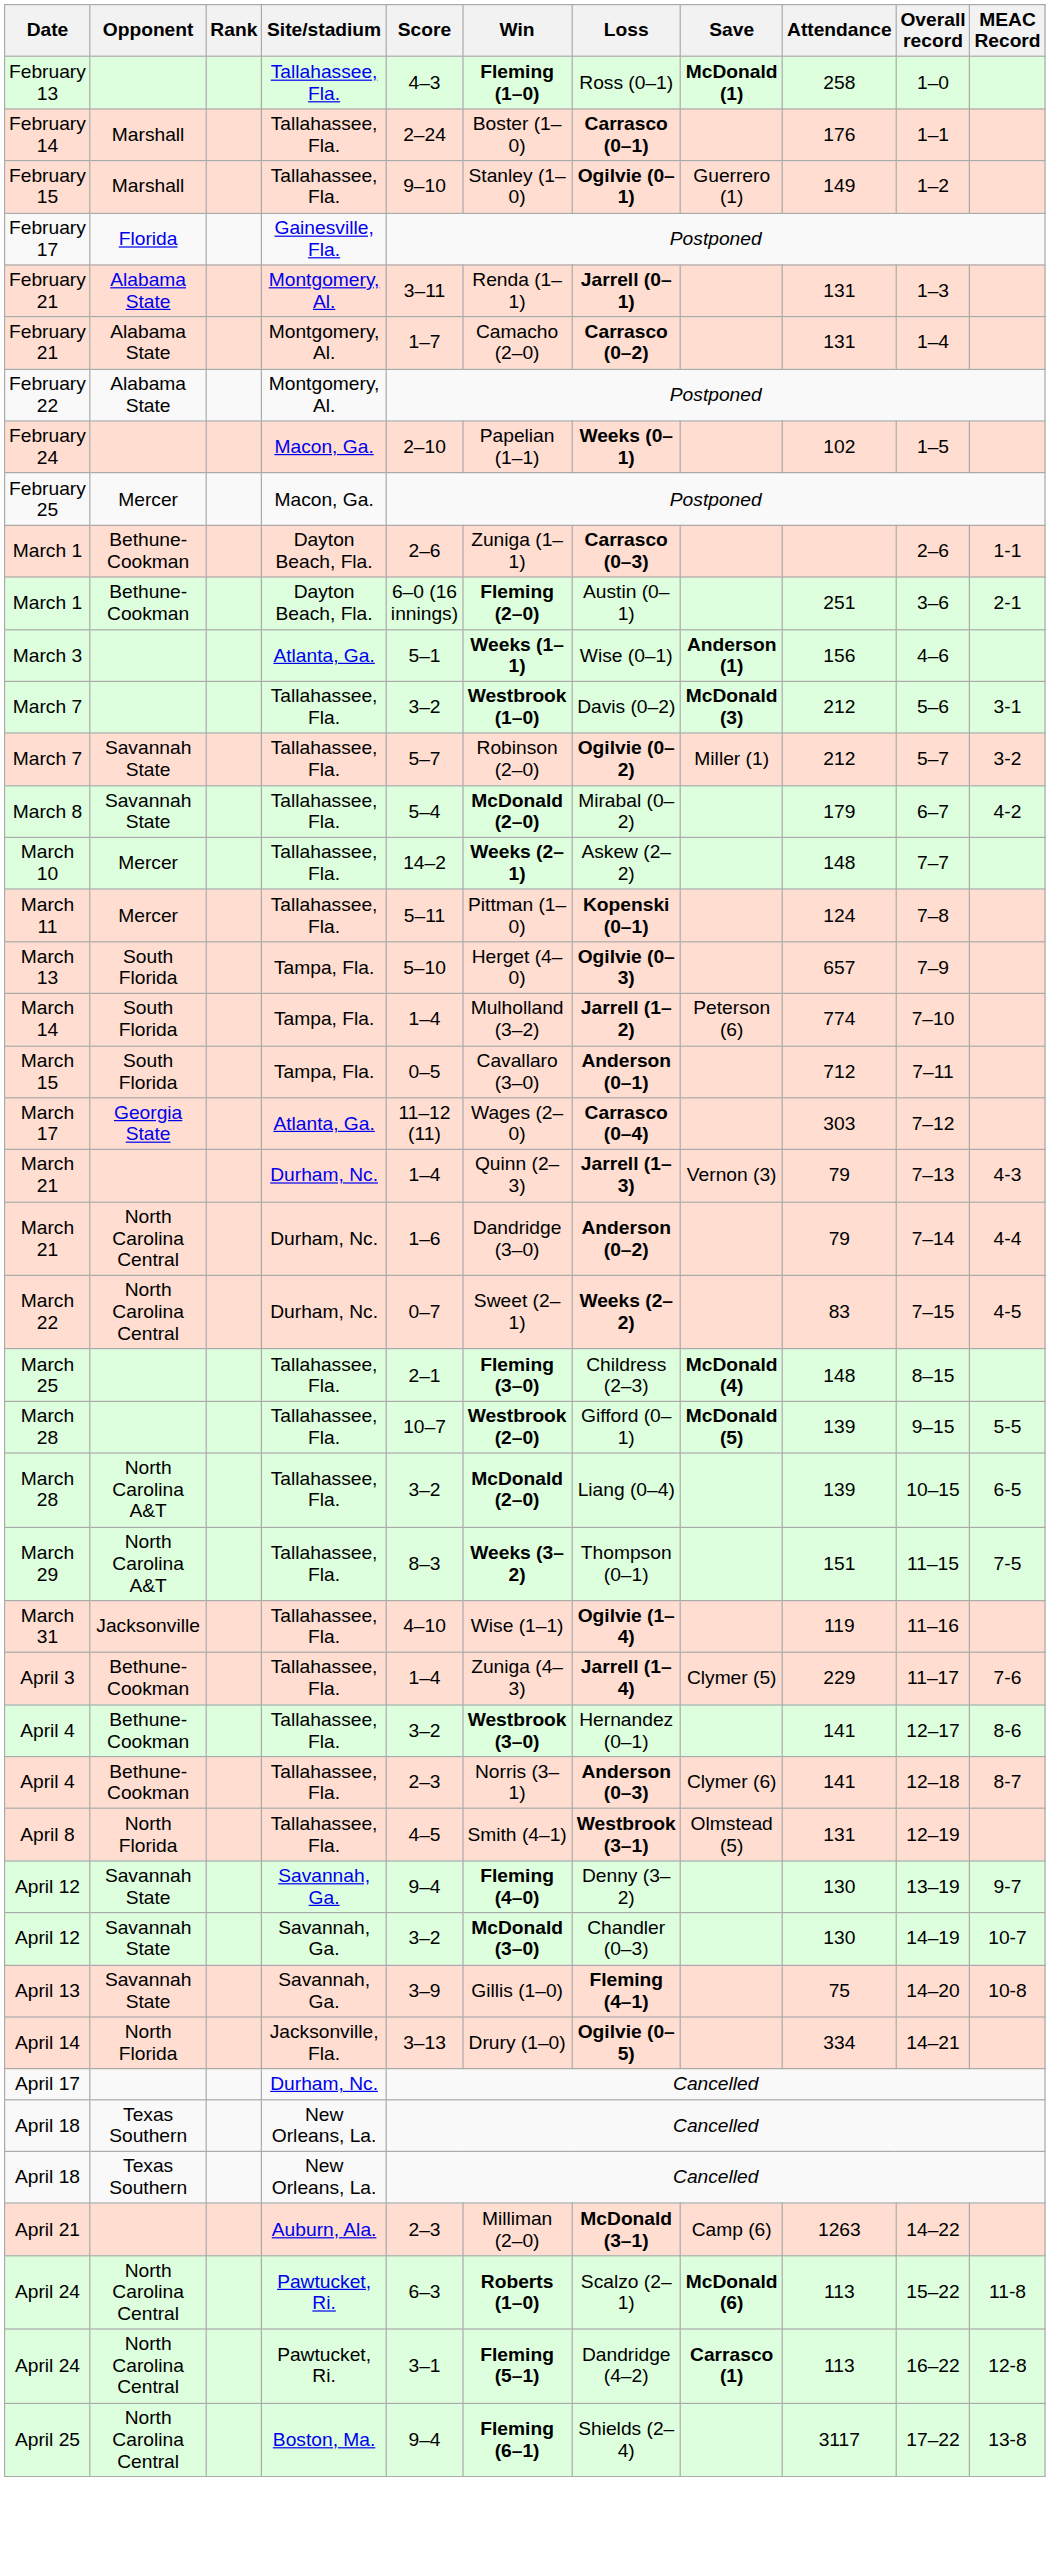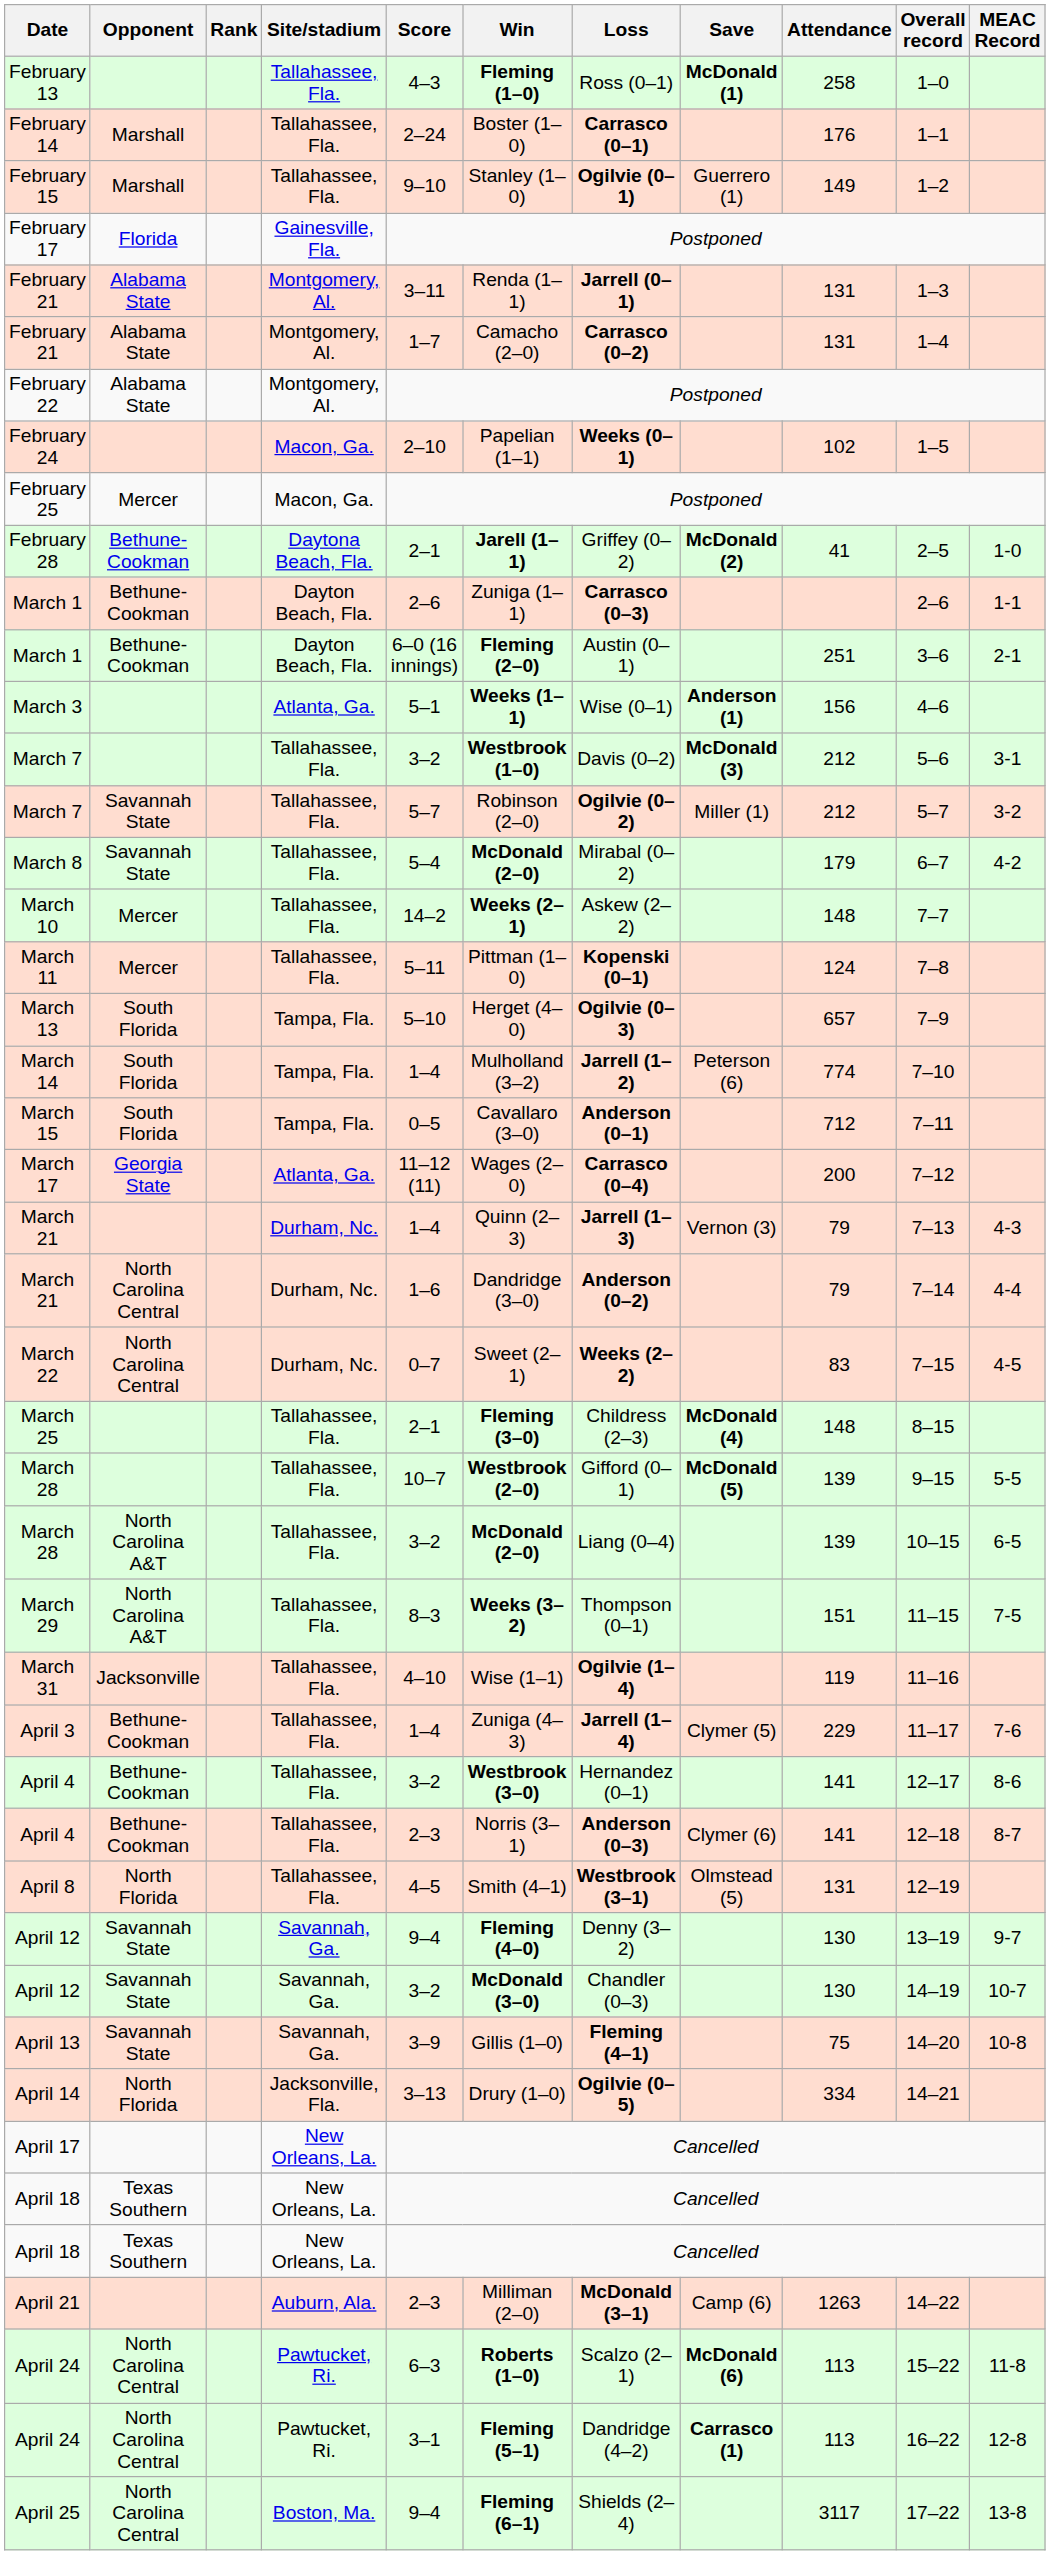+ row: (47, 551)
(839, 1123) 303 -> (839, 1175) 200
(324, 2084) Durham, Nc. -> (324, 2146) New Orleans, La.
